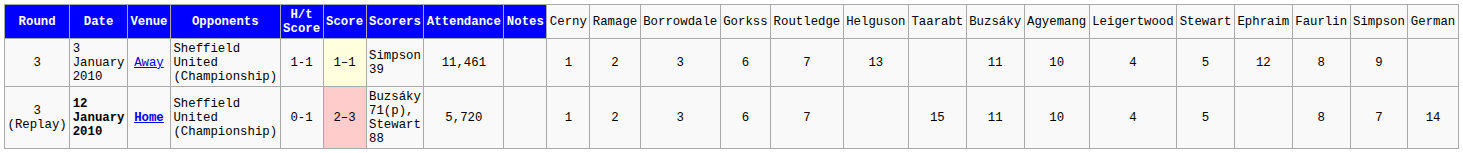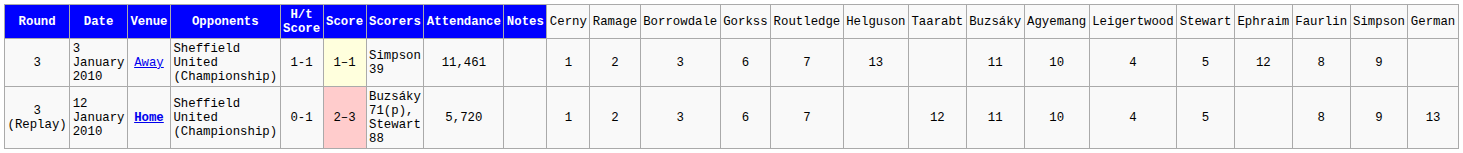(99, 118) bold -> (99, 118) normal
(937, 118) 15 -> (937, 118) 12
(1379, 118) 7 -> (1379, 118) 9
(1433, 118) 14 -> (1433, 118) 13
